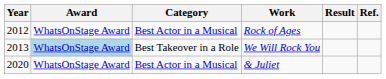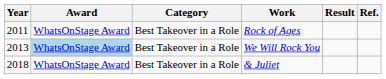(18, 30) 2012 -> (18, 30) 2011
(186, 30) Best Actor in a Musical -> (187, 30) Best Takeover in a Role
(18, 64) 2020 -> (18, 64) 2018
(186, 64) Best Actor in a Musical -> (187, 64) Best Takeover in a Role
